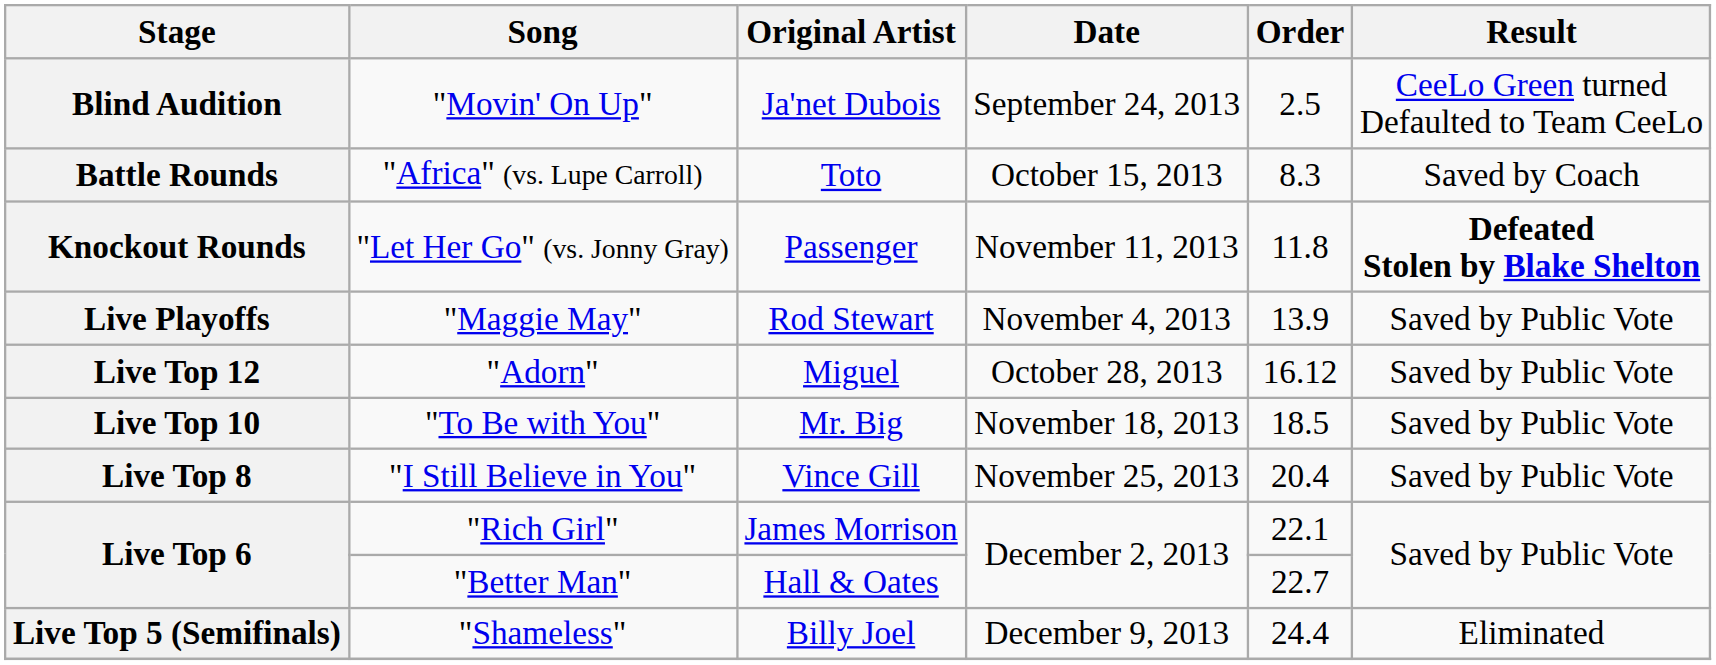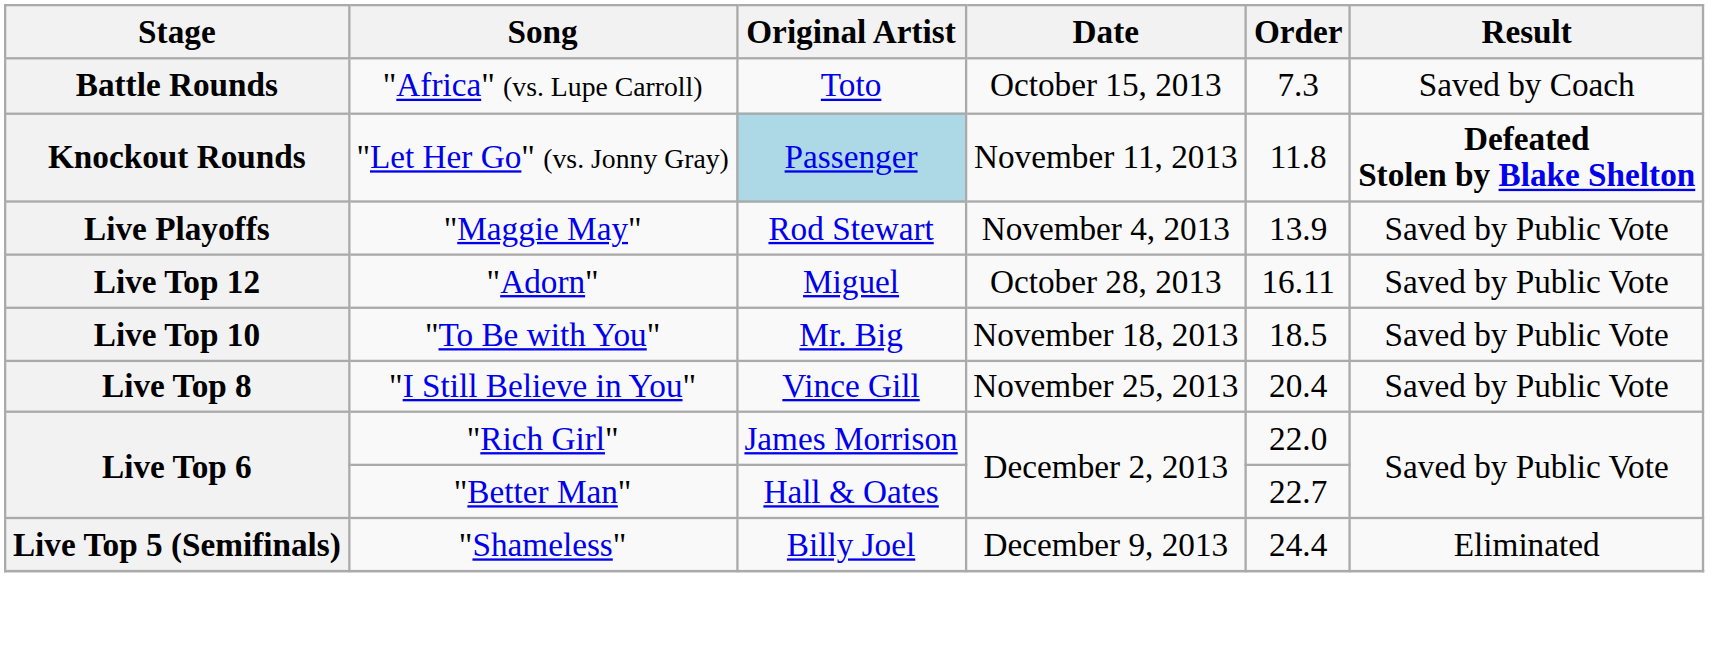- row: (177, 103)
(1300, 175) 8.3 -> (1298, 86) 7.3
(851, 247) no background -> (851, 158) lightblue background
(1300, 371) 16.12 -> (1298, 281) 16.11
(1300, 528) 22.1 -> (1298, 439) 22.0
